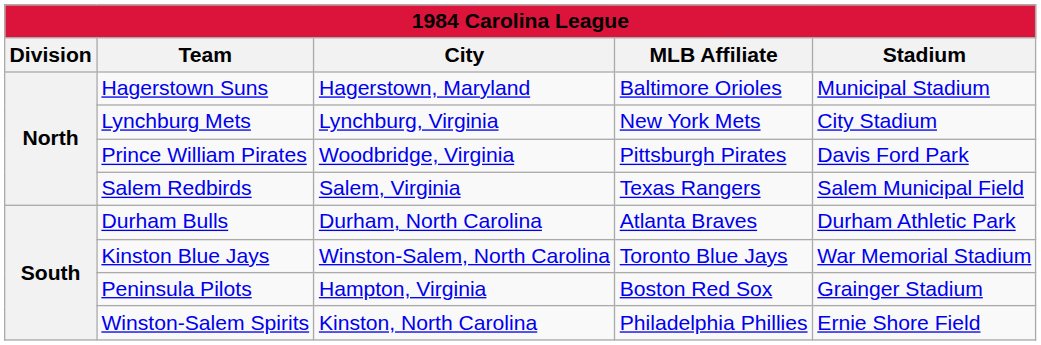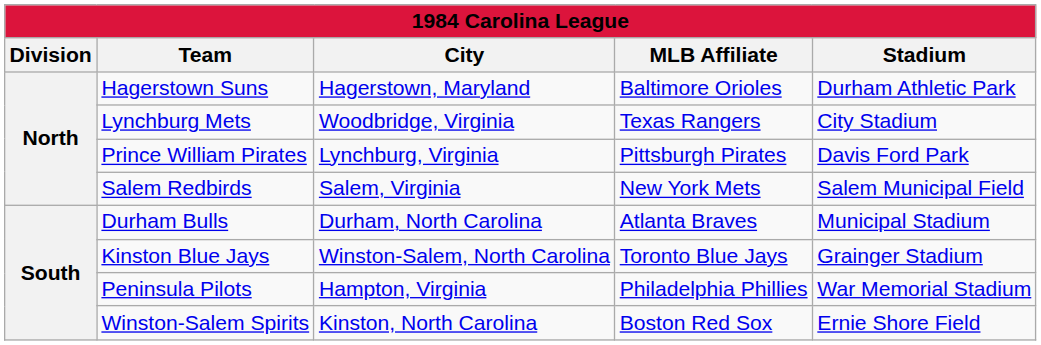(904, 88) Municipal Stadium -> (916, 88) Durham Athletic Park
(409, 121) Lynchburg, Virginia -> (417, 121) Woodbridge, Virginia
(690, 121) New York Mets -> (690, 121) Texas Rangers
(417, 155) Woodbridge, Virginia -> (409, 155) Lynchburg, Virginia
(690, 188) Texas Rangers -> (690, 188) New York Mets
(916, 222) Durham Athletic Park -> (904, 222) Municipal Stadium
(924, 255) War Memorial Stadium -> (900, 255) Grainger Stadium
(696, 289) Boston Red Sox -> (714, 289) Philadelphia Phillies
(900, 289) Grainger Stadium -> (924, 289) War Memorial Stadium
(714, 322) Philadelphia Phillies -> (696, 322) Boston Red Sox
